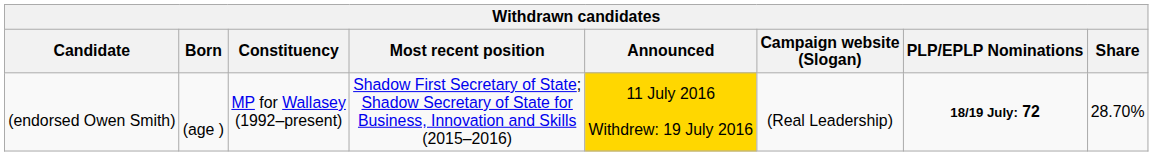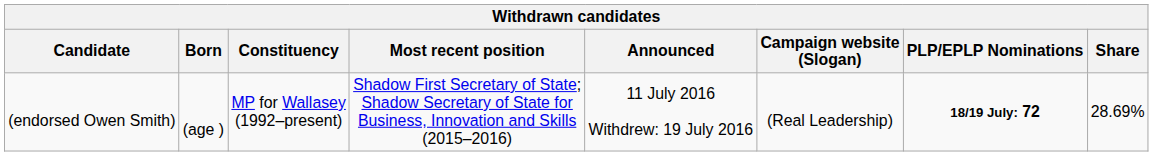(671, 111) gold background -> (671, 111) no background
(1118, 111) 28.70% -> (1118, 111) 28.69%
